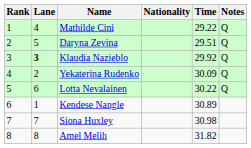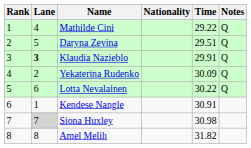(206, 58) 29.92 -> (206, 58) 29.91
(206, 105) 30.89 -> (206, 105) 30.91
(36, 120) no background -> (36, 120) lightgrey background
